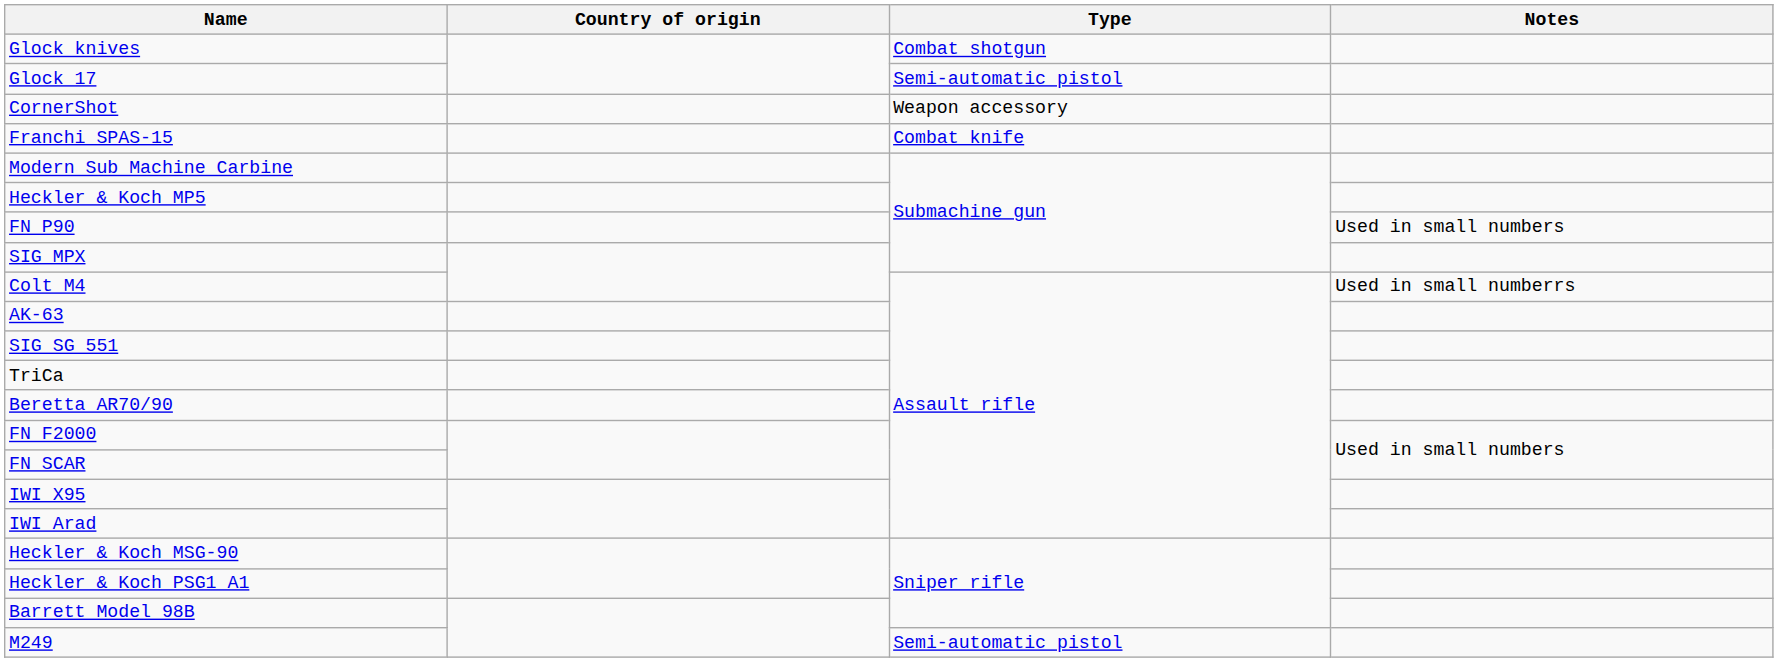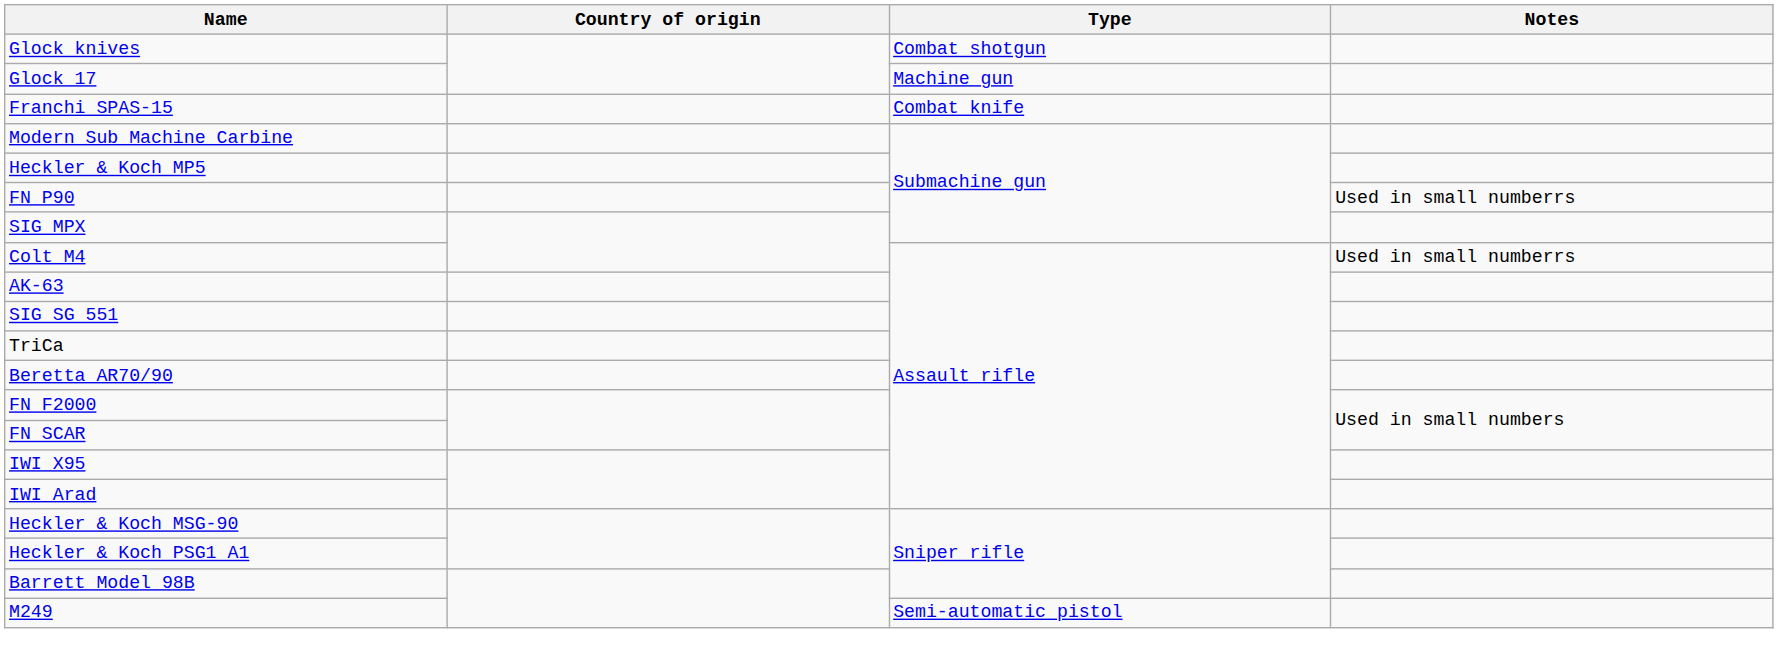(1008, 79) Semi-automatic pistol -> (953, 79) Machine gun
- row: (64, 109)
(1450, 227) Used in small numbers -> (1455, 198) Used in small numberrs
